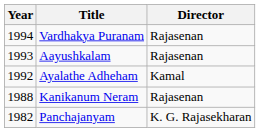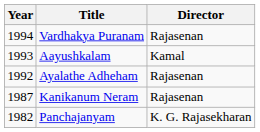(177, 55) Rajasenan -> (167, 55) Kamal
(167, 76) Kamal -> (177, 76) Rajasenan
(20, 96) 1988 -> (20, 96) 1987
